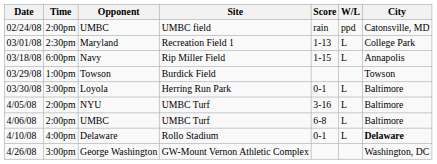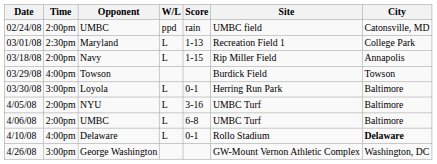columns swapped: (350, 12) <-> (235, 12)
(61, 58) 6:00pm -> (61, 58) 2:00pm
(61, 74) 1:00pm -> (61, 74) 4:00pm
